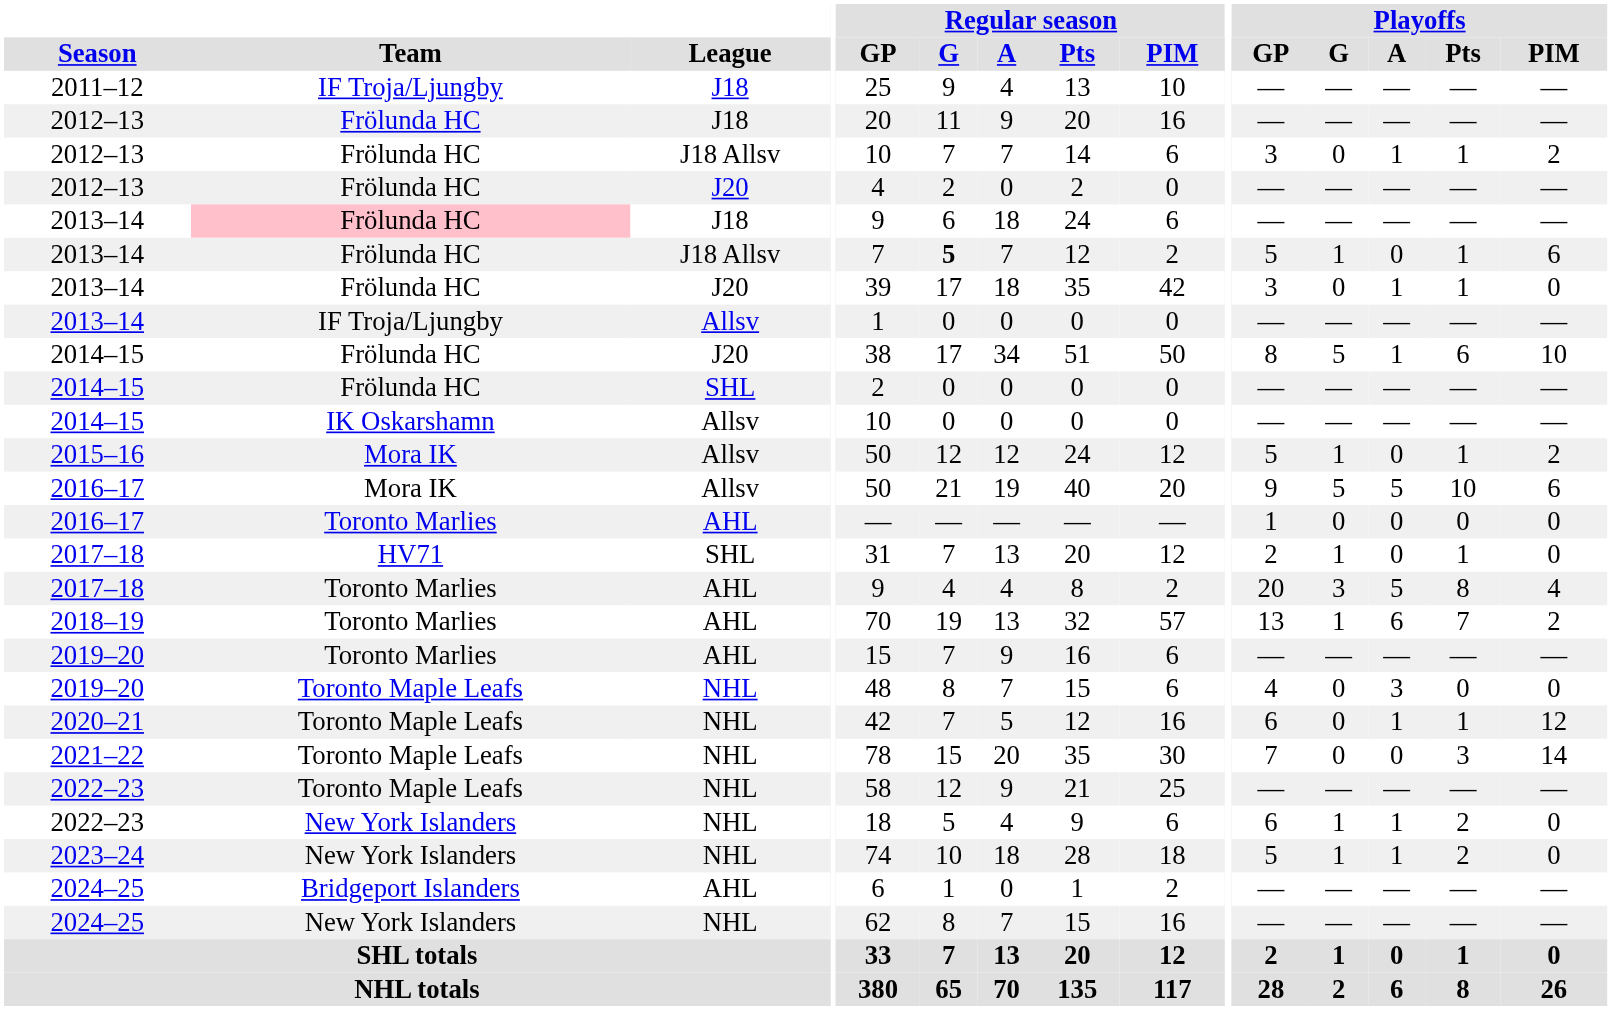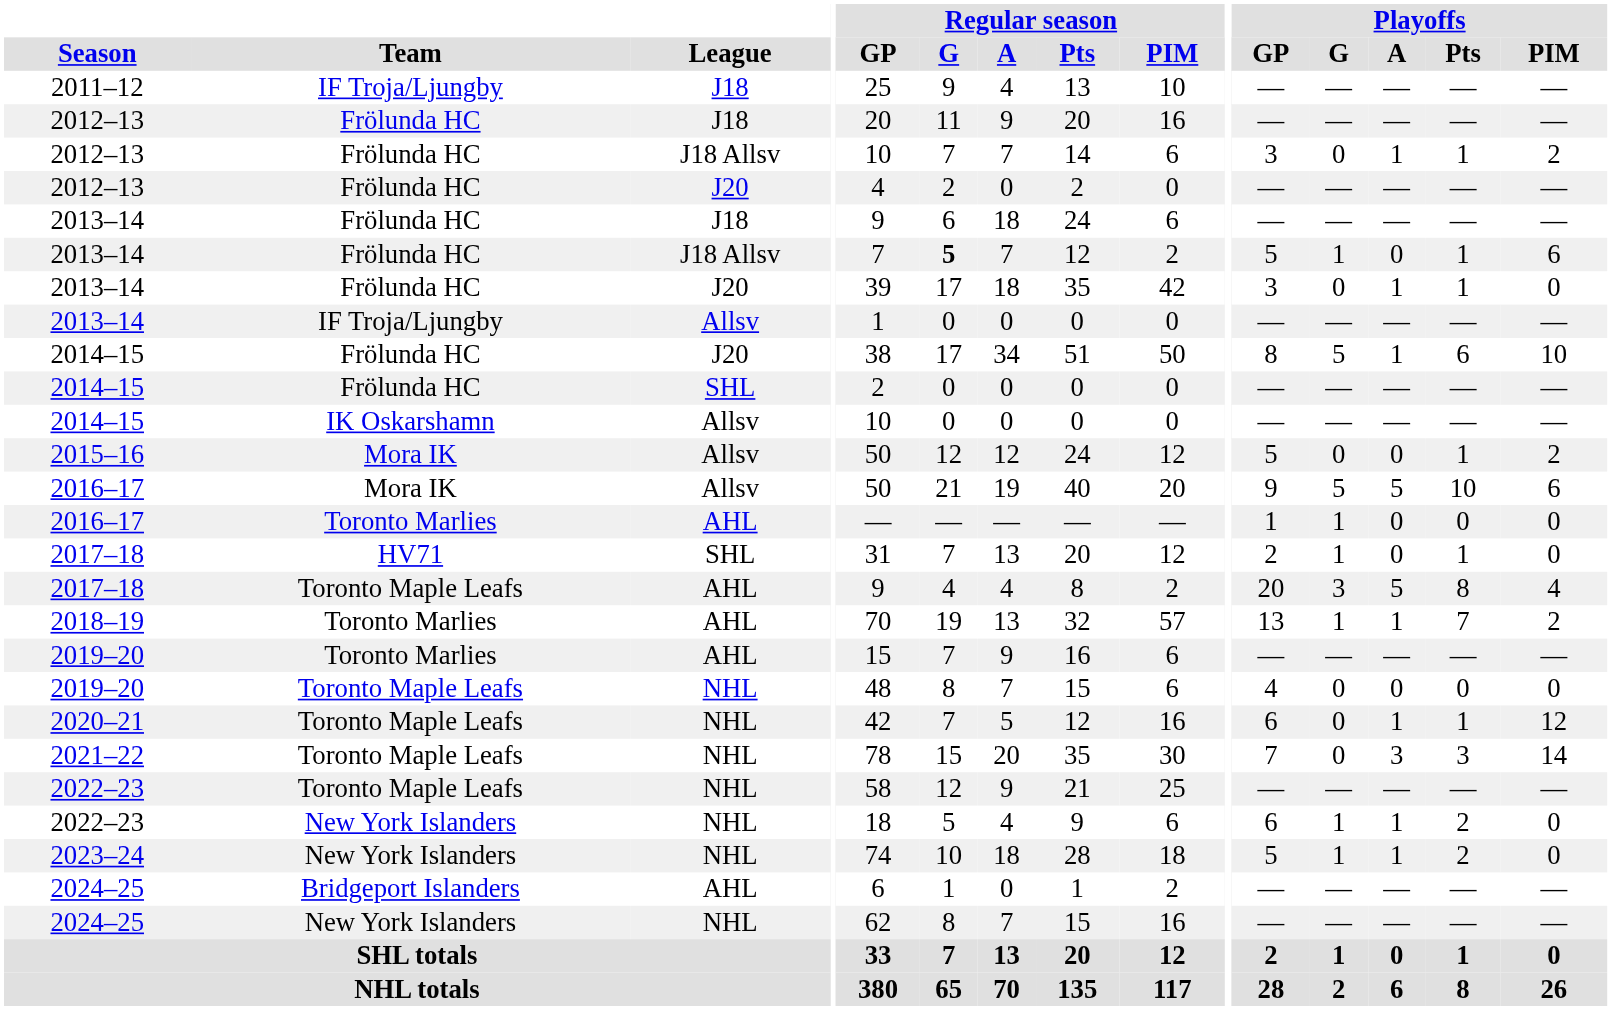(410, 220) pink background -> (410, 220) no background
(1339, 454) 1 -> (1339, 454) 0
(1339, 521) 0 -> (1339, 521) 1
(410, 588) Toronto Marlies -> (410, 588) Toronto Maple Leafs
(1397, 621) 6 -> (1397, 621) 1
(1397, 688) 3 -> (1397, 688) 0
(1397, 755) 0 -> (1397, 755) 3
